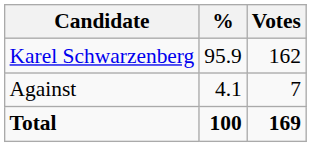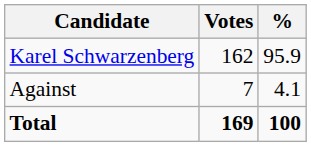columns swapped: (276, 21) <-> (223, 21)
